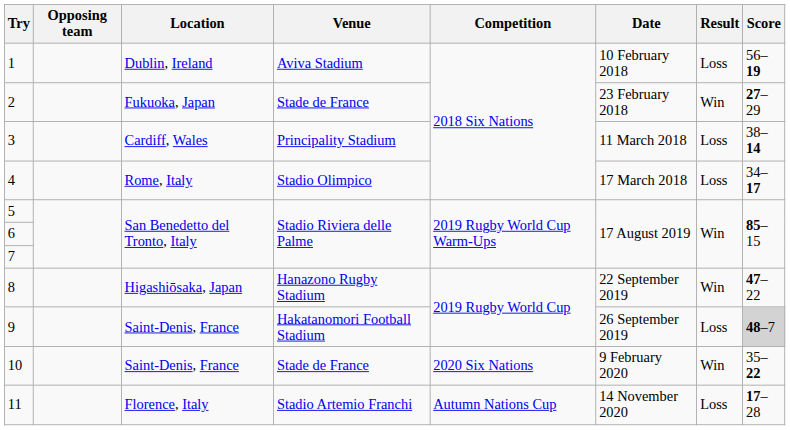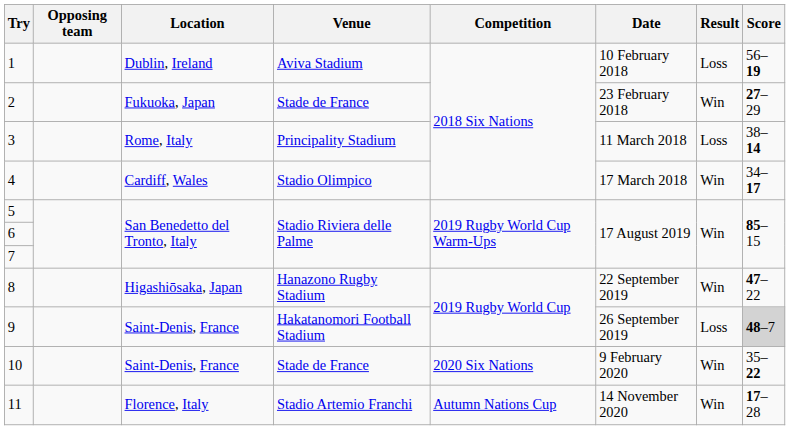(166, 141) Cardiff, Wales -> (159, 141) Rome, Italy
(159, 180) Rome, Italy -> (166, 180) Cardiff, Wales
(714, 180) Loss -> (712, 180) Win
(714, 404) Loss -> (712, 404) Win
